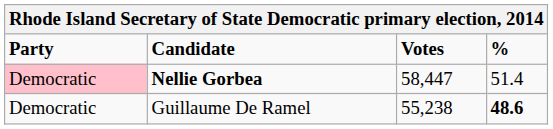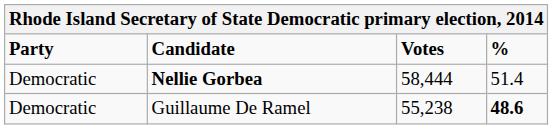(53, 78) pink background -> (53, 78) no background
(427, 78) 58,447 -> (427, 78) 58,444
